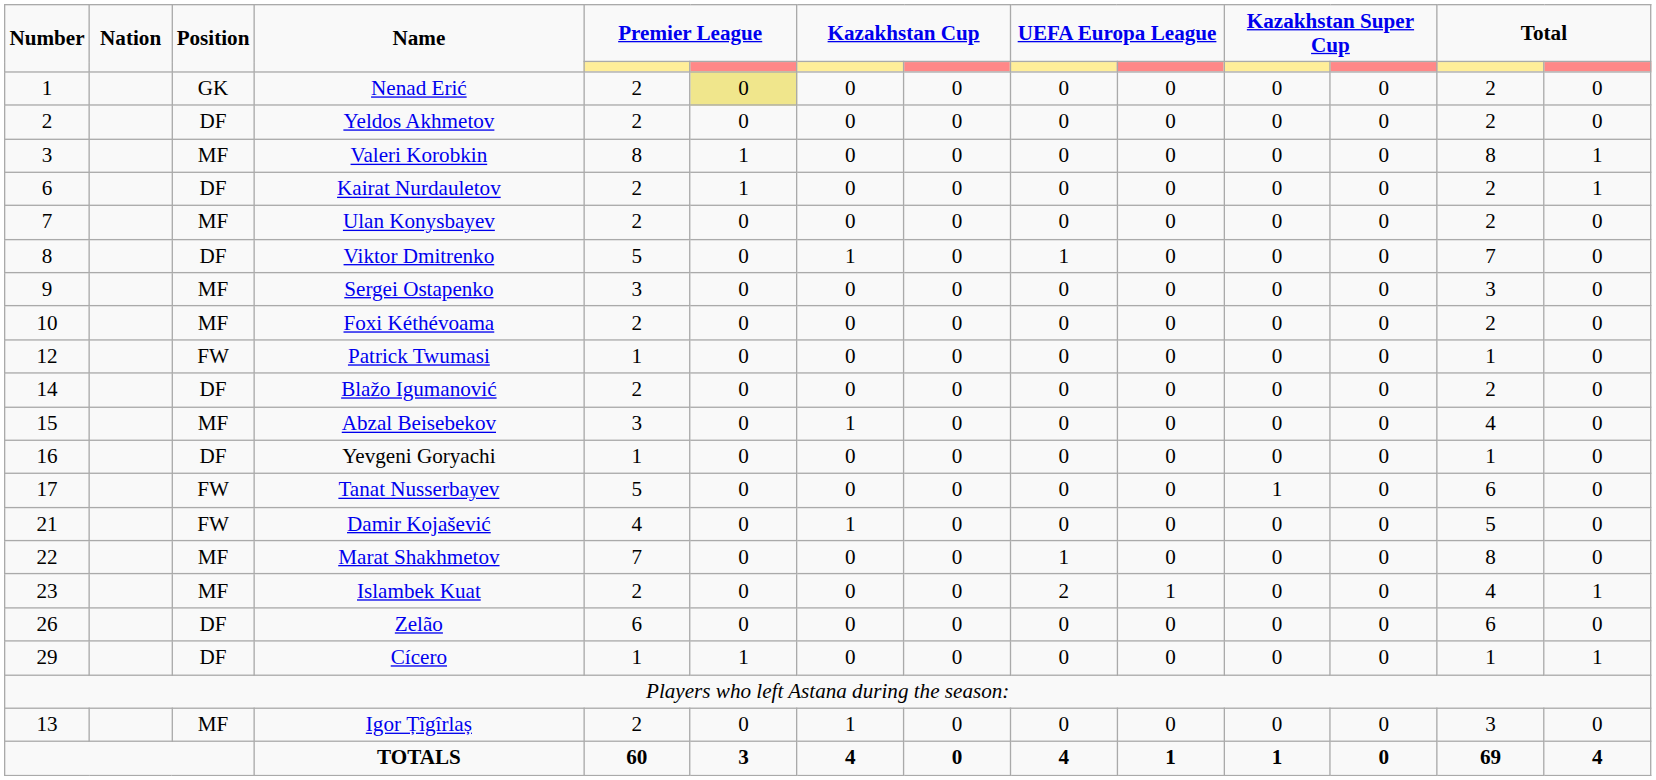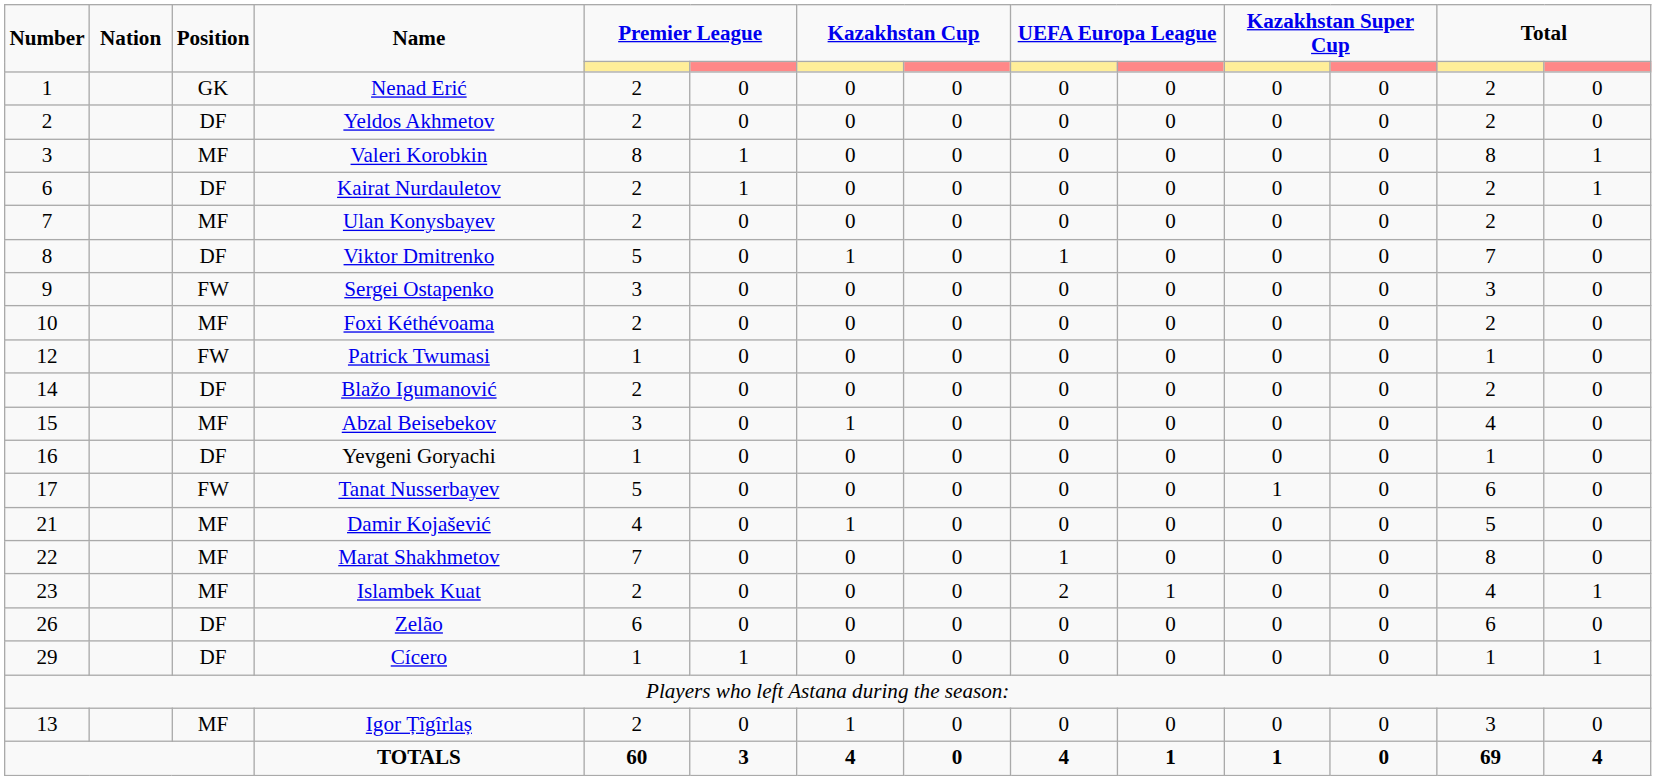(744, 88) khaki background -> (744, 88) no background
(213, 289) MF -> (213, 289) FW
(213, 523) FW -> (213, 523) MF
